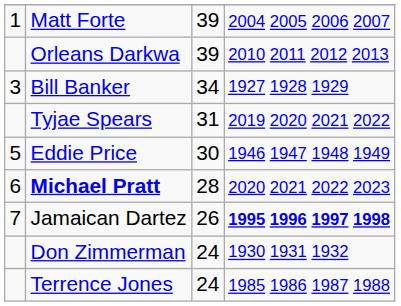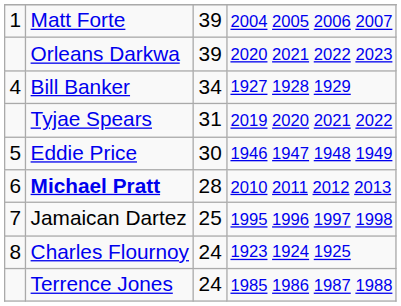(309, 54) 2010 2011 2012 2013 -> (311, 54) 2020 2021 2022 2023
(15, 86) 3 -> (15, 86) 4
(309, 186) 2020 2021 2022 2023 -> (311, 186) 2010 2011 2012 2013
(208, 218) 26 -> (210, 218) 25
(309, 219) bold -> (311, 219) normal
+ row: (110, 251)
- row: (108, 251)
